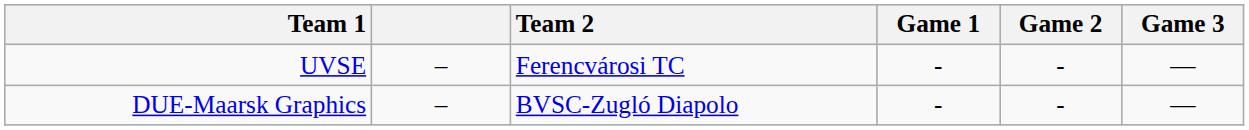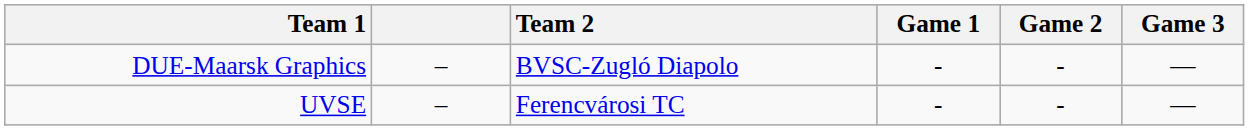rows swapped: (333, 64) <-> (249, 104)
